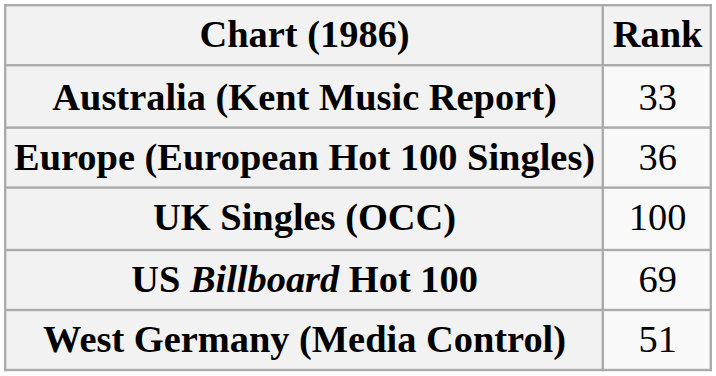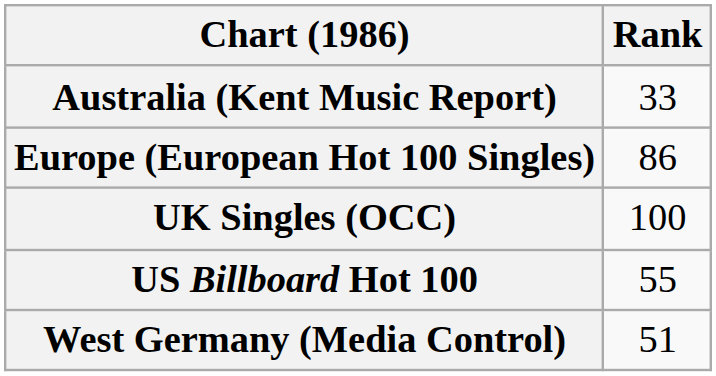(658, 156) 36 -> (658, 156) 86
(658, 278) 69 -> (658, 278) 55
